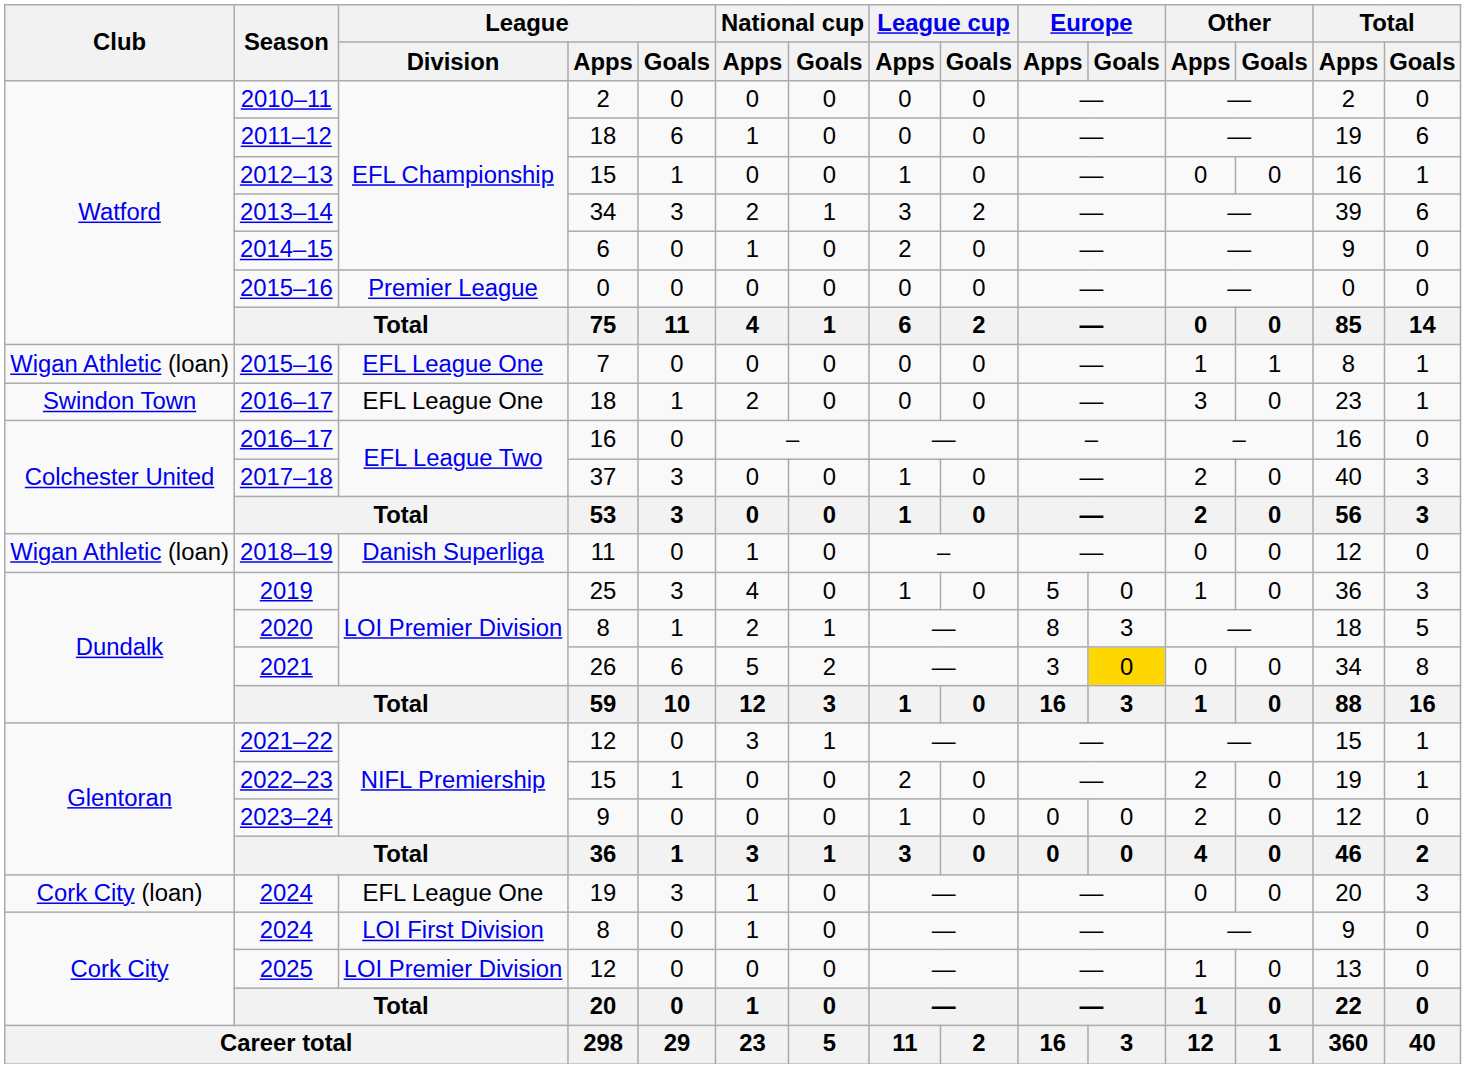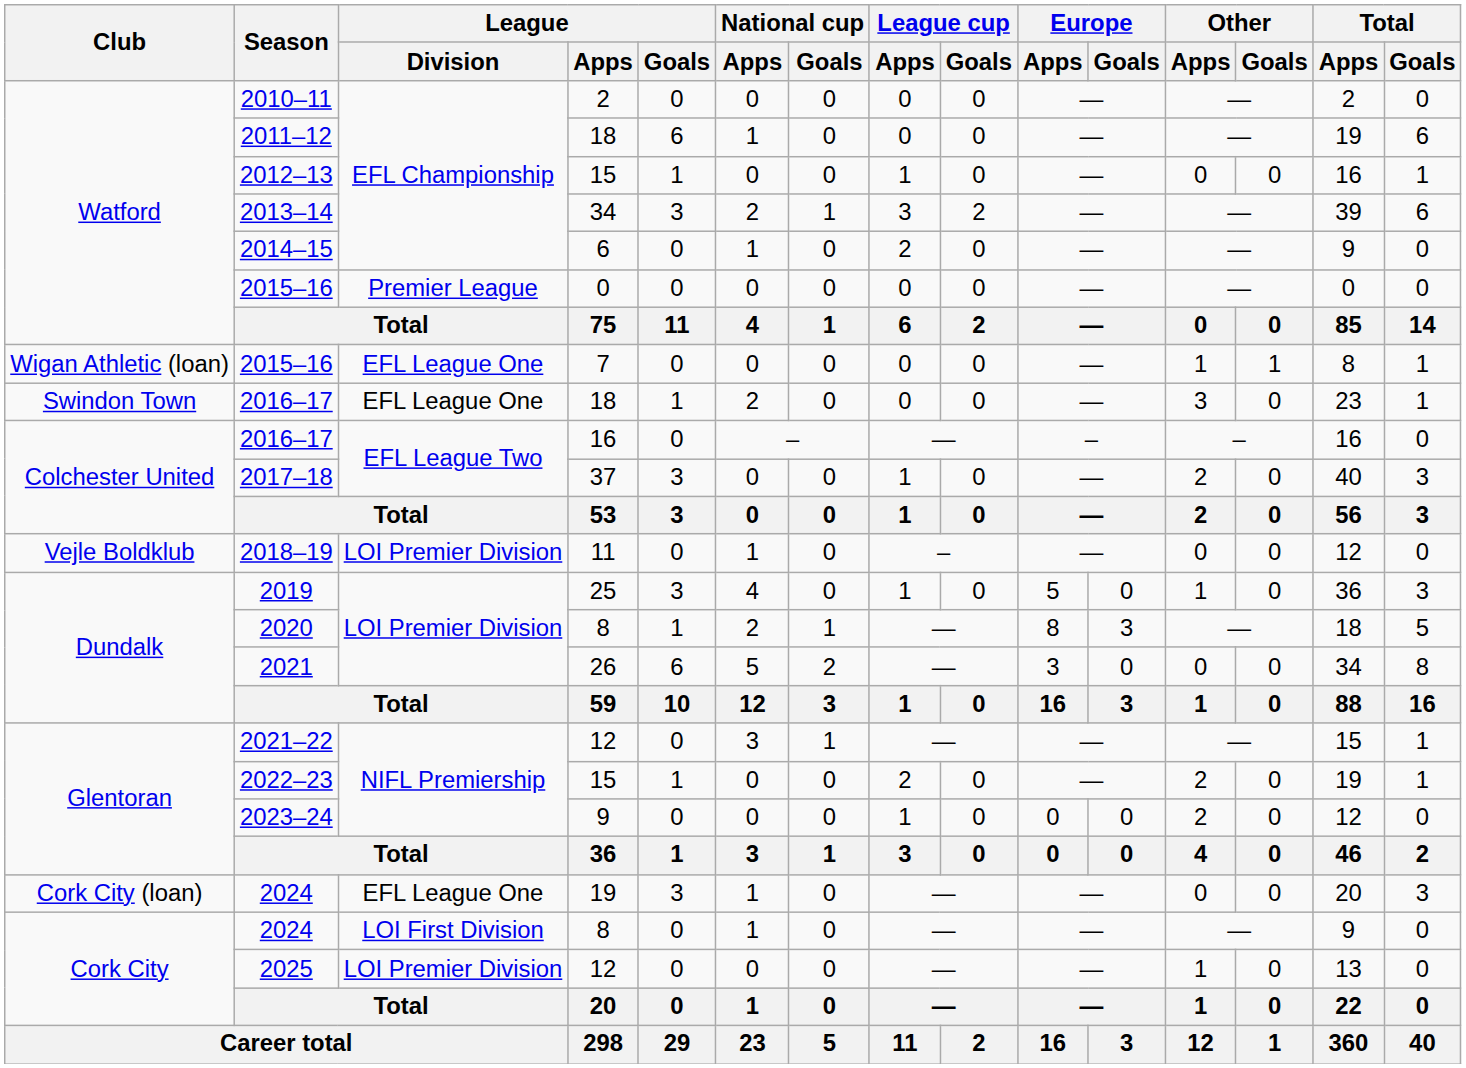(120, 552) Wigan Athletic (loan) -> (120, 552) Vejle Boldklub
(453, 552) Danish Superliga -> (453, 552) LOI Premier Division
(1127, 666) gold background -> (1127, 666) no background
